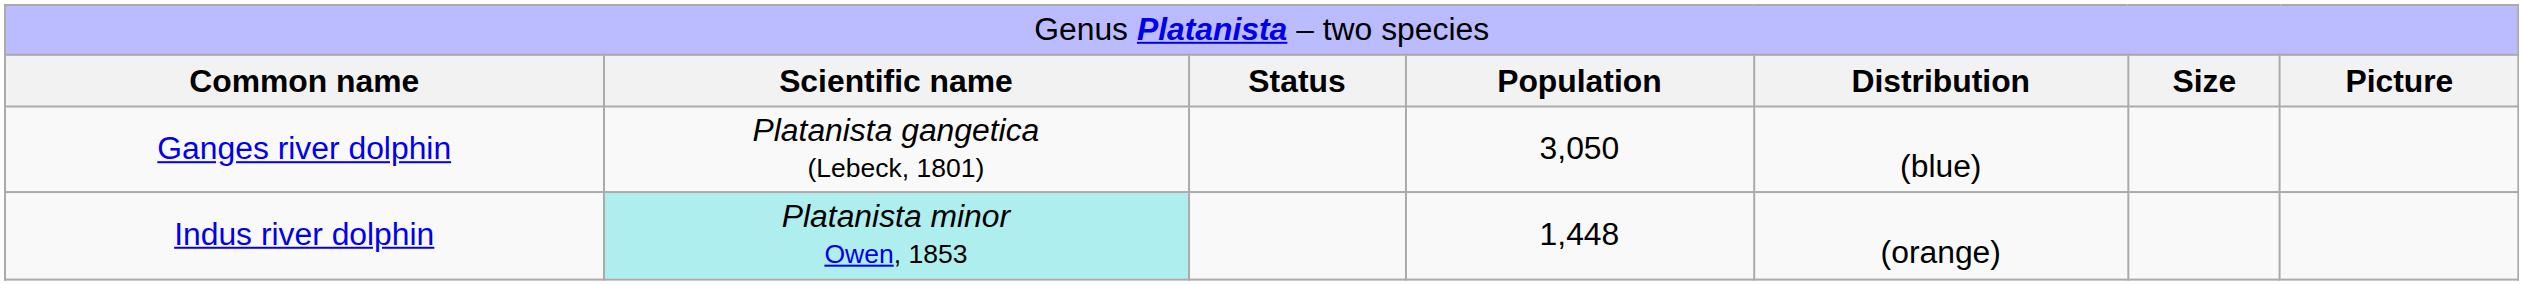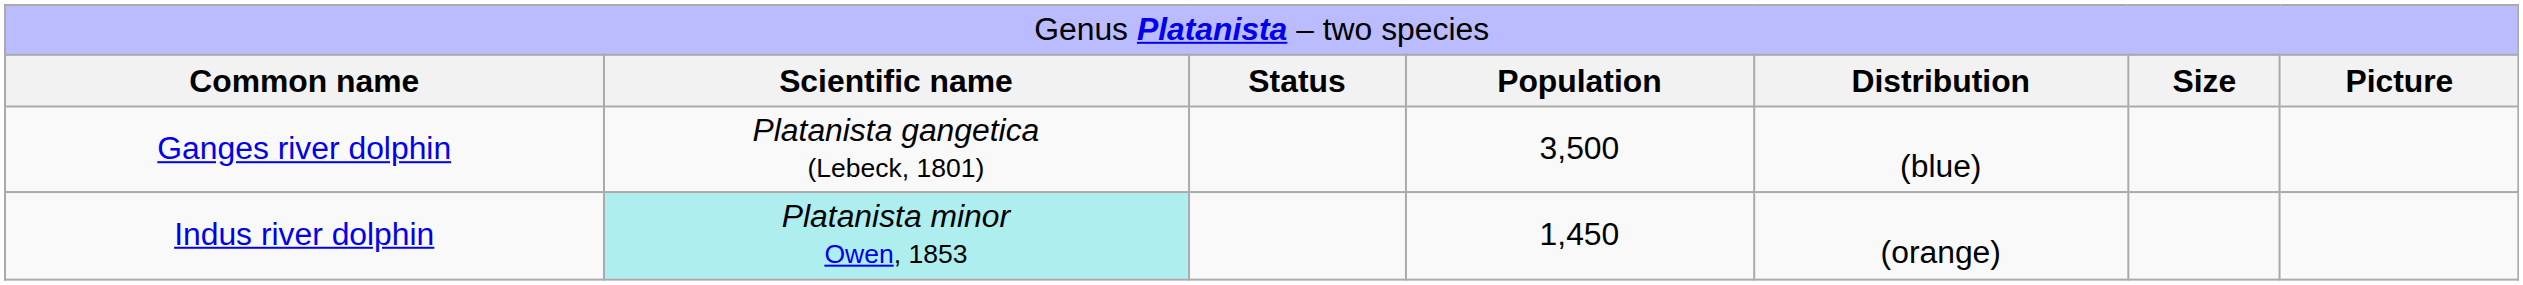(1579, 148) 3,050 -> (1579, 148) 3,500
(1579, 234) 1,448 -> (1579, 234) 1,450
